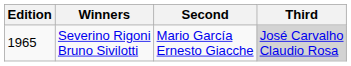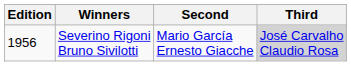(22, 43) 1965 -> (22, 43) 1956
